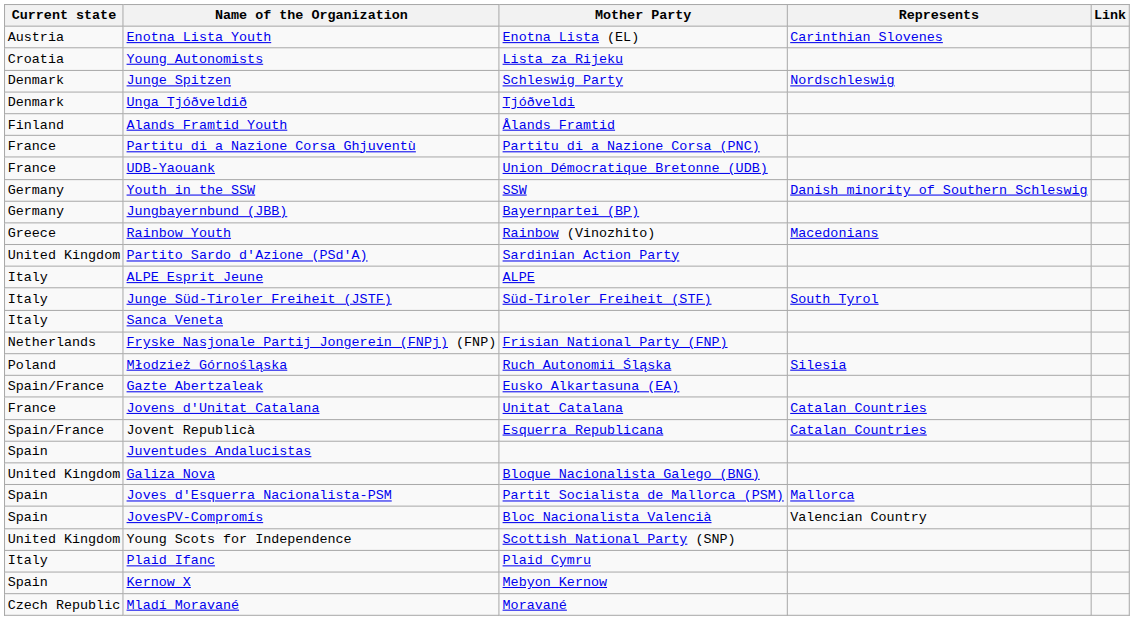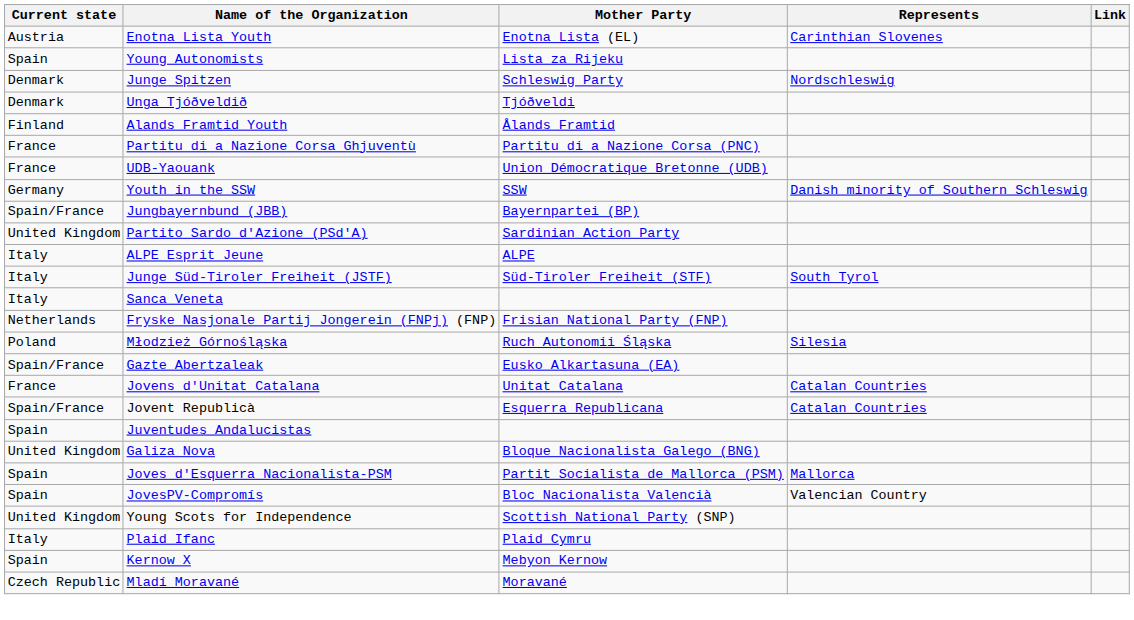(36, 59) Croatia -> (28, 59) Spain
(36, 212) Germany -> (56, 212) Spain/France
- row: (179, 234)
